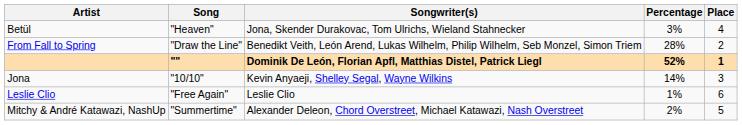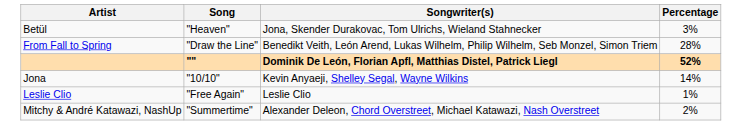- column: (721, 12)
